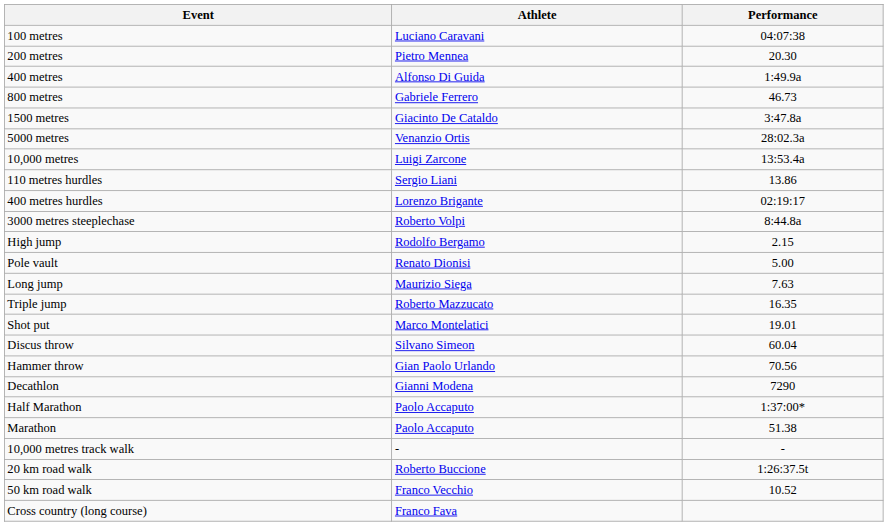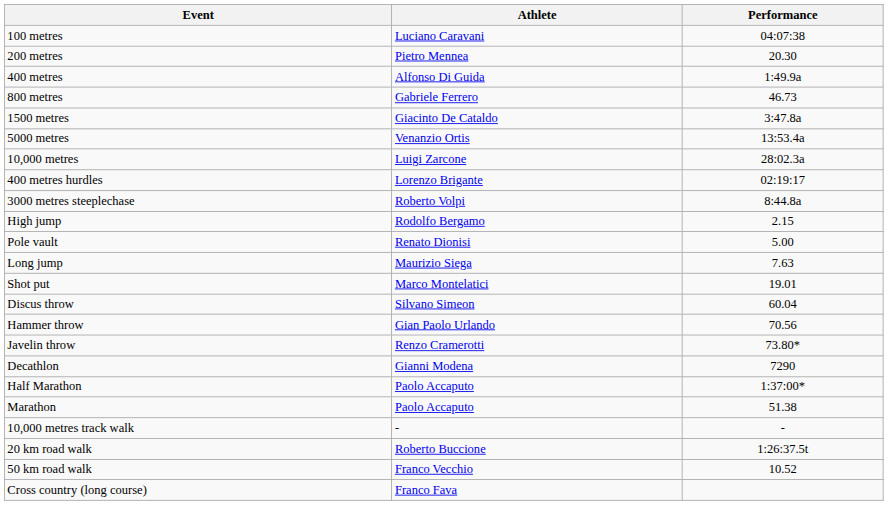(783, 139) 28:02.3a -> (783, 139) 13:53.4a
(783, 159) 13:53.4a -> (783, 159) 28:02.3a
- row: (55, 180)
- row: (37, 304)
+ row: (41, 345)
